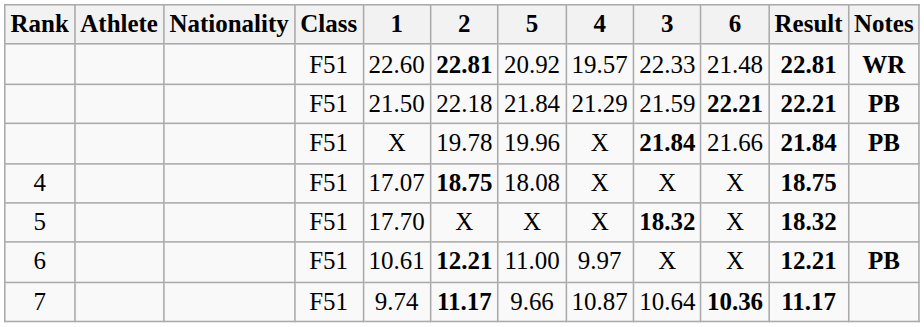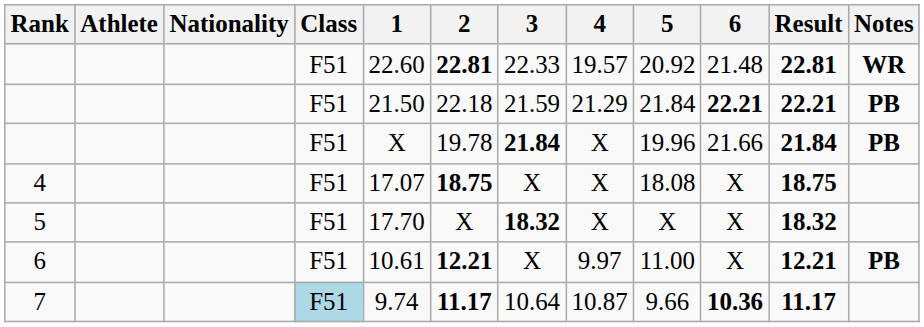columns swapped: (667, 24) <-> (532, 24)
(329, 301) no background -> (329, 301) lightblue background
